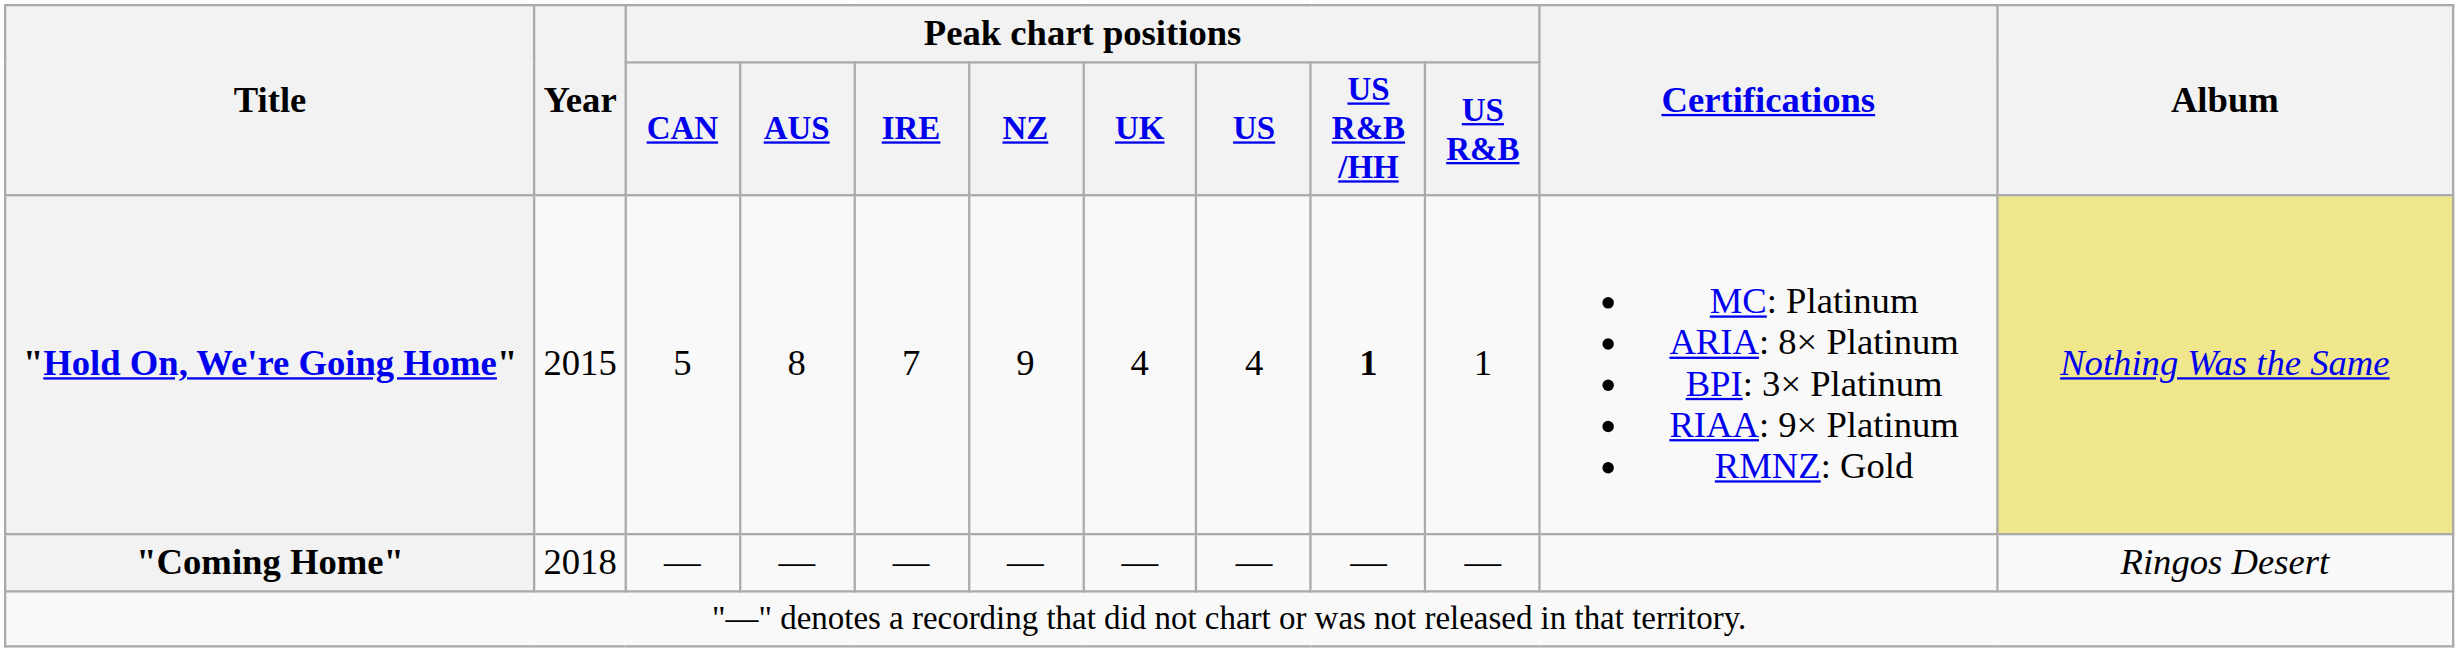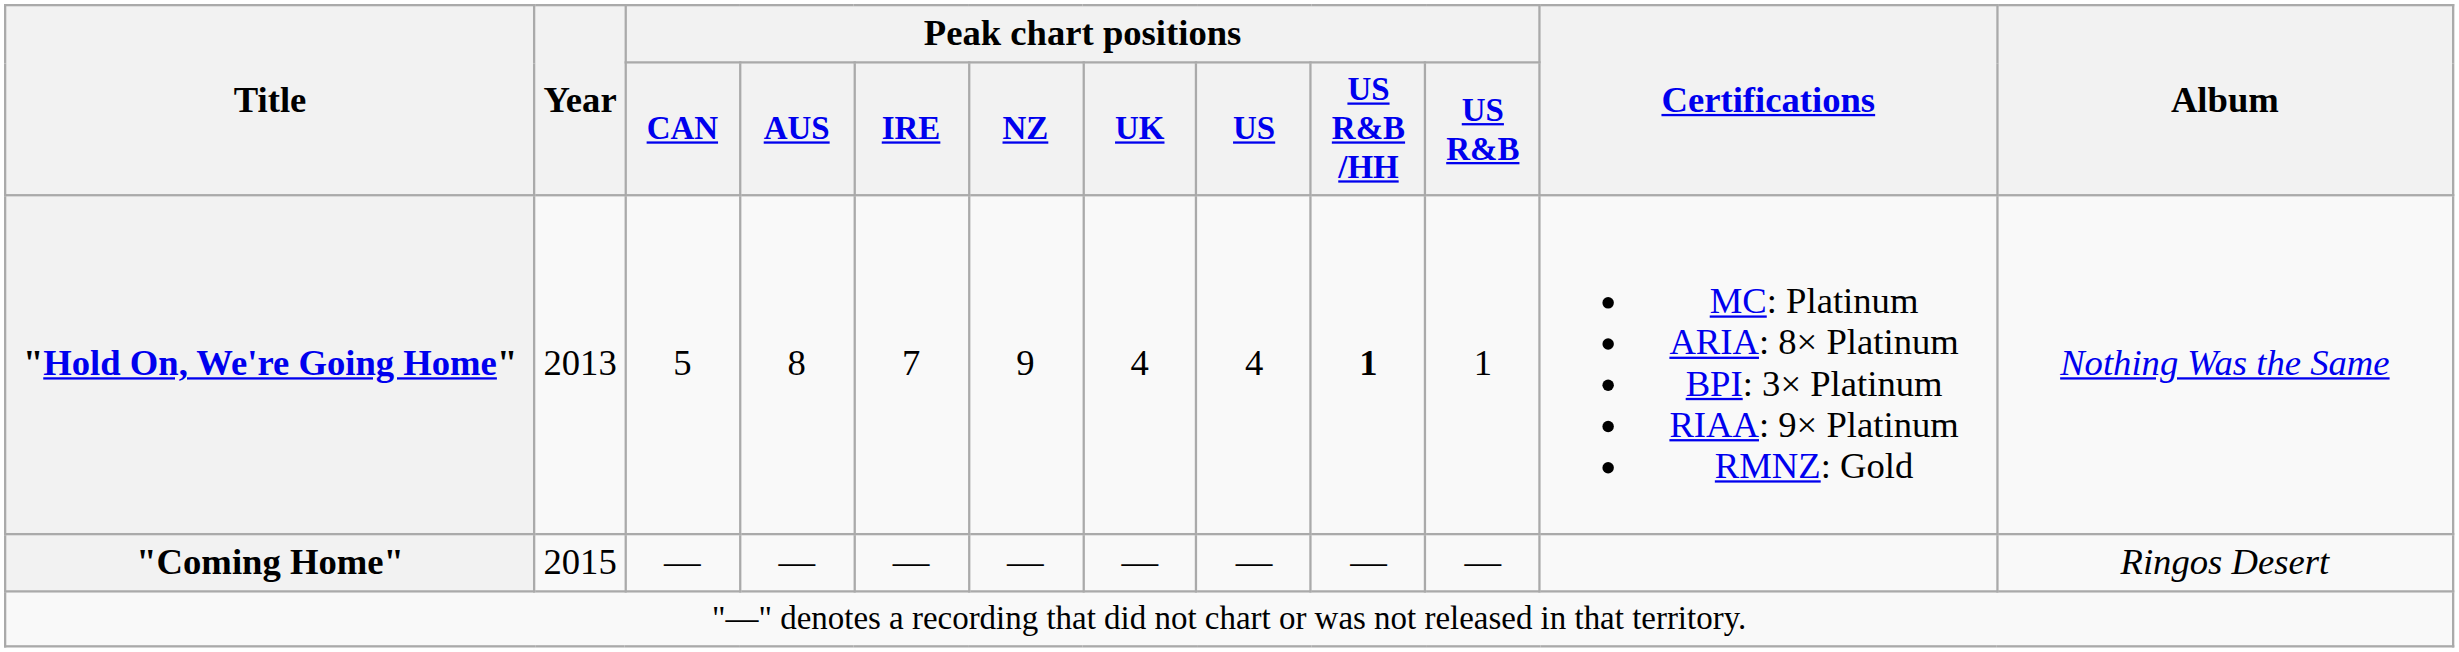(580, 363) 2015 -> (580, 363) 2013
(2225, 363) khaki background -> (2225, 363) no background
(580, 561) 2018 -> (580, 561) 2015
